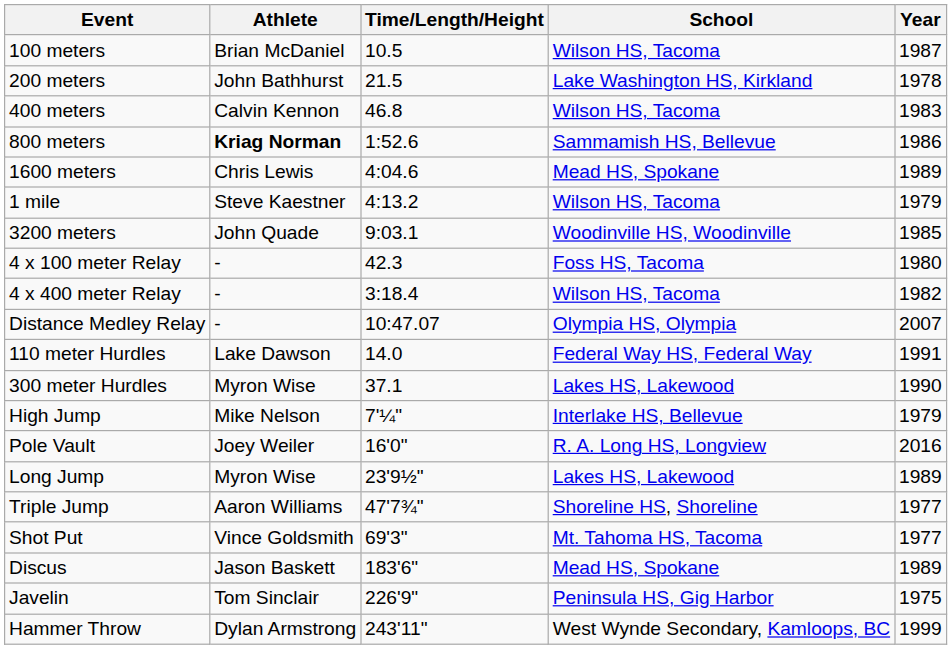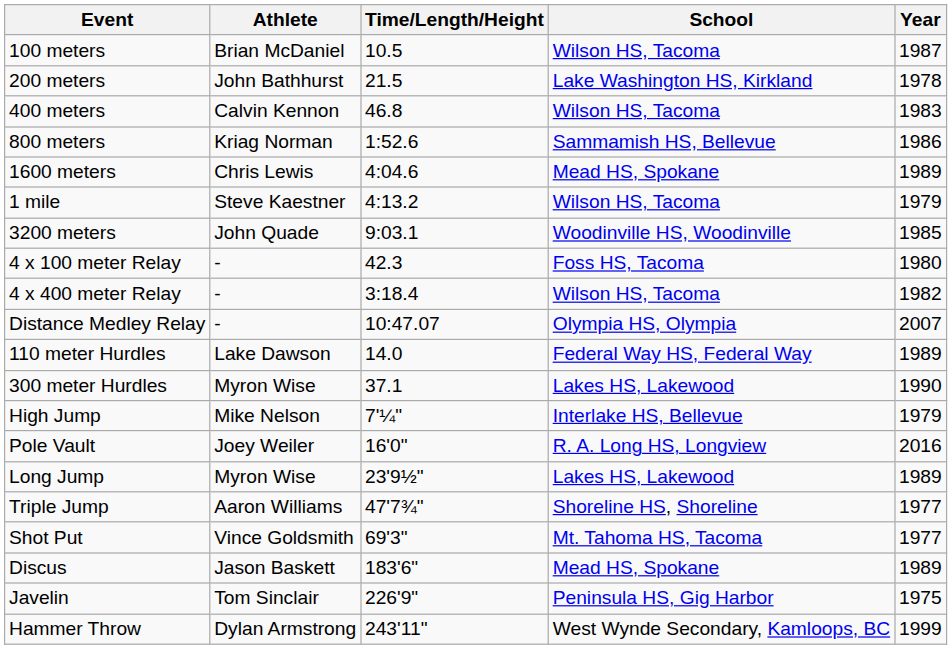(278, 141) bold -> (273, 141) normal
(920, 354) 1991 -> (920, 354) 1989
